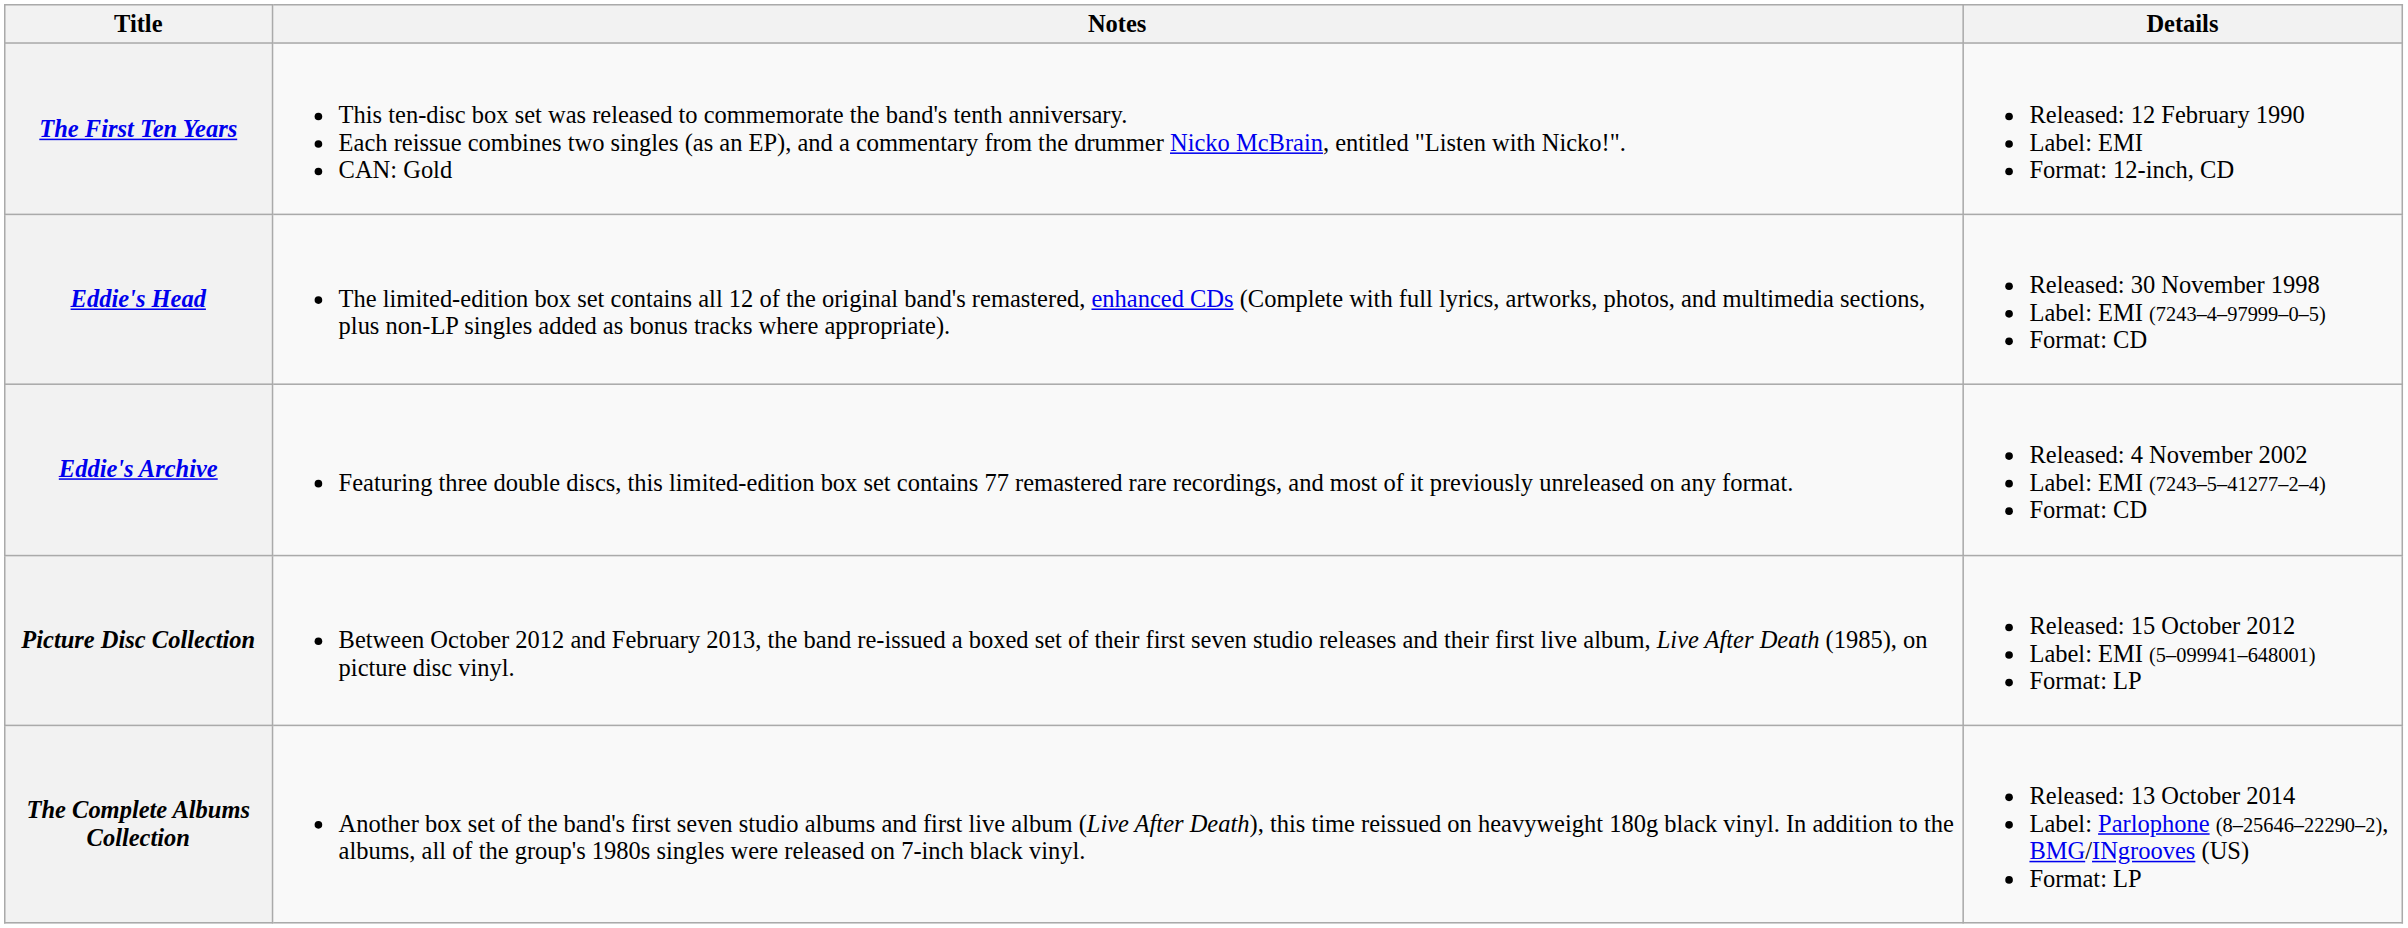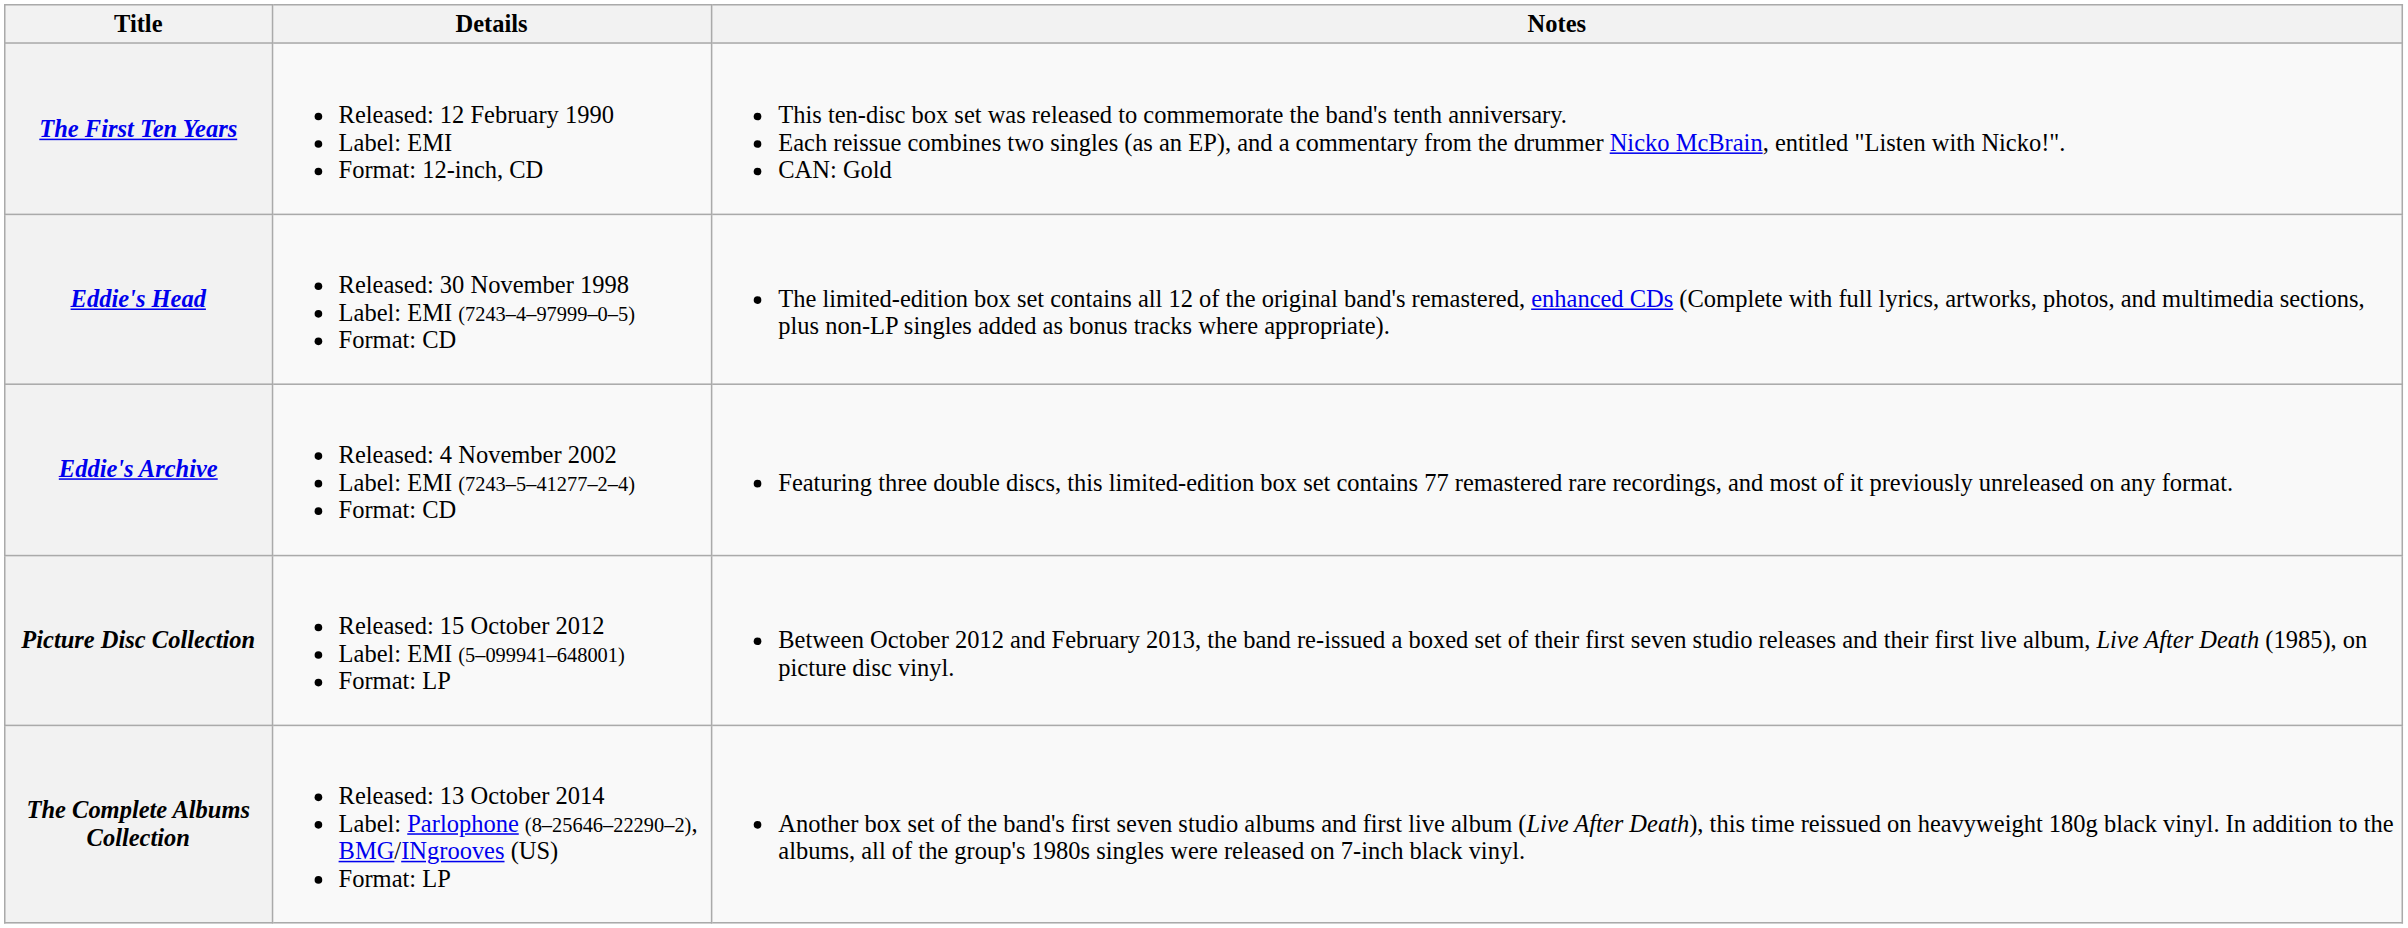columns swapped: (2182, 23) <-> (1117, 23)
